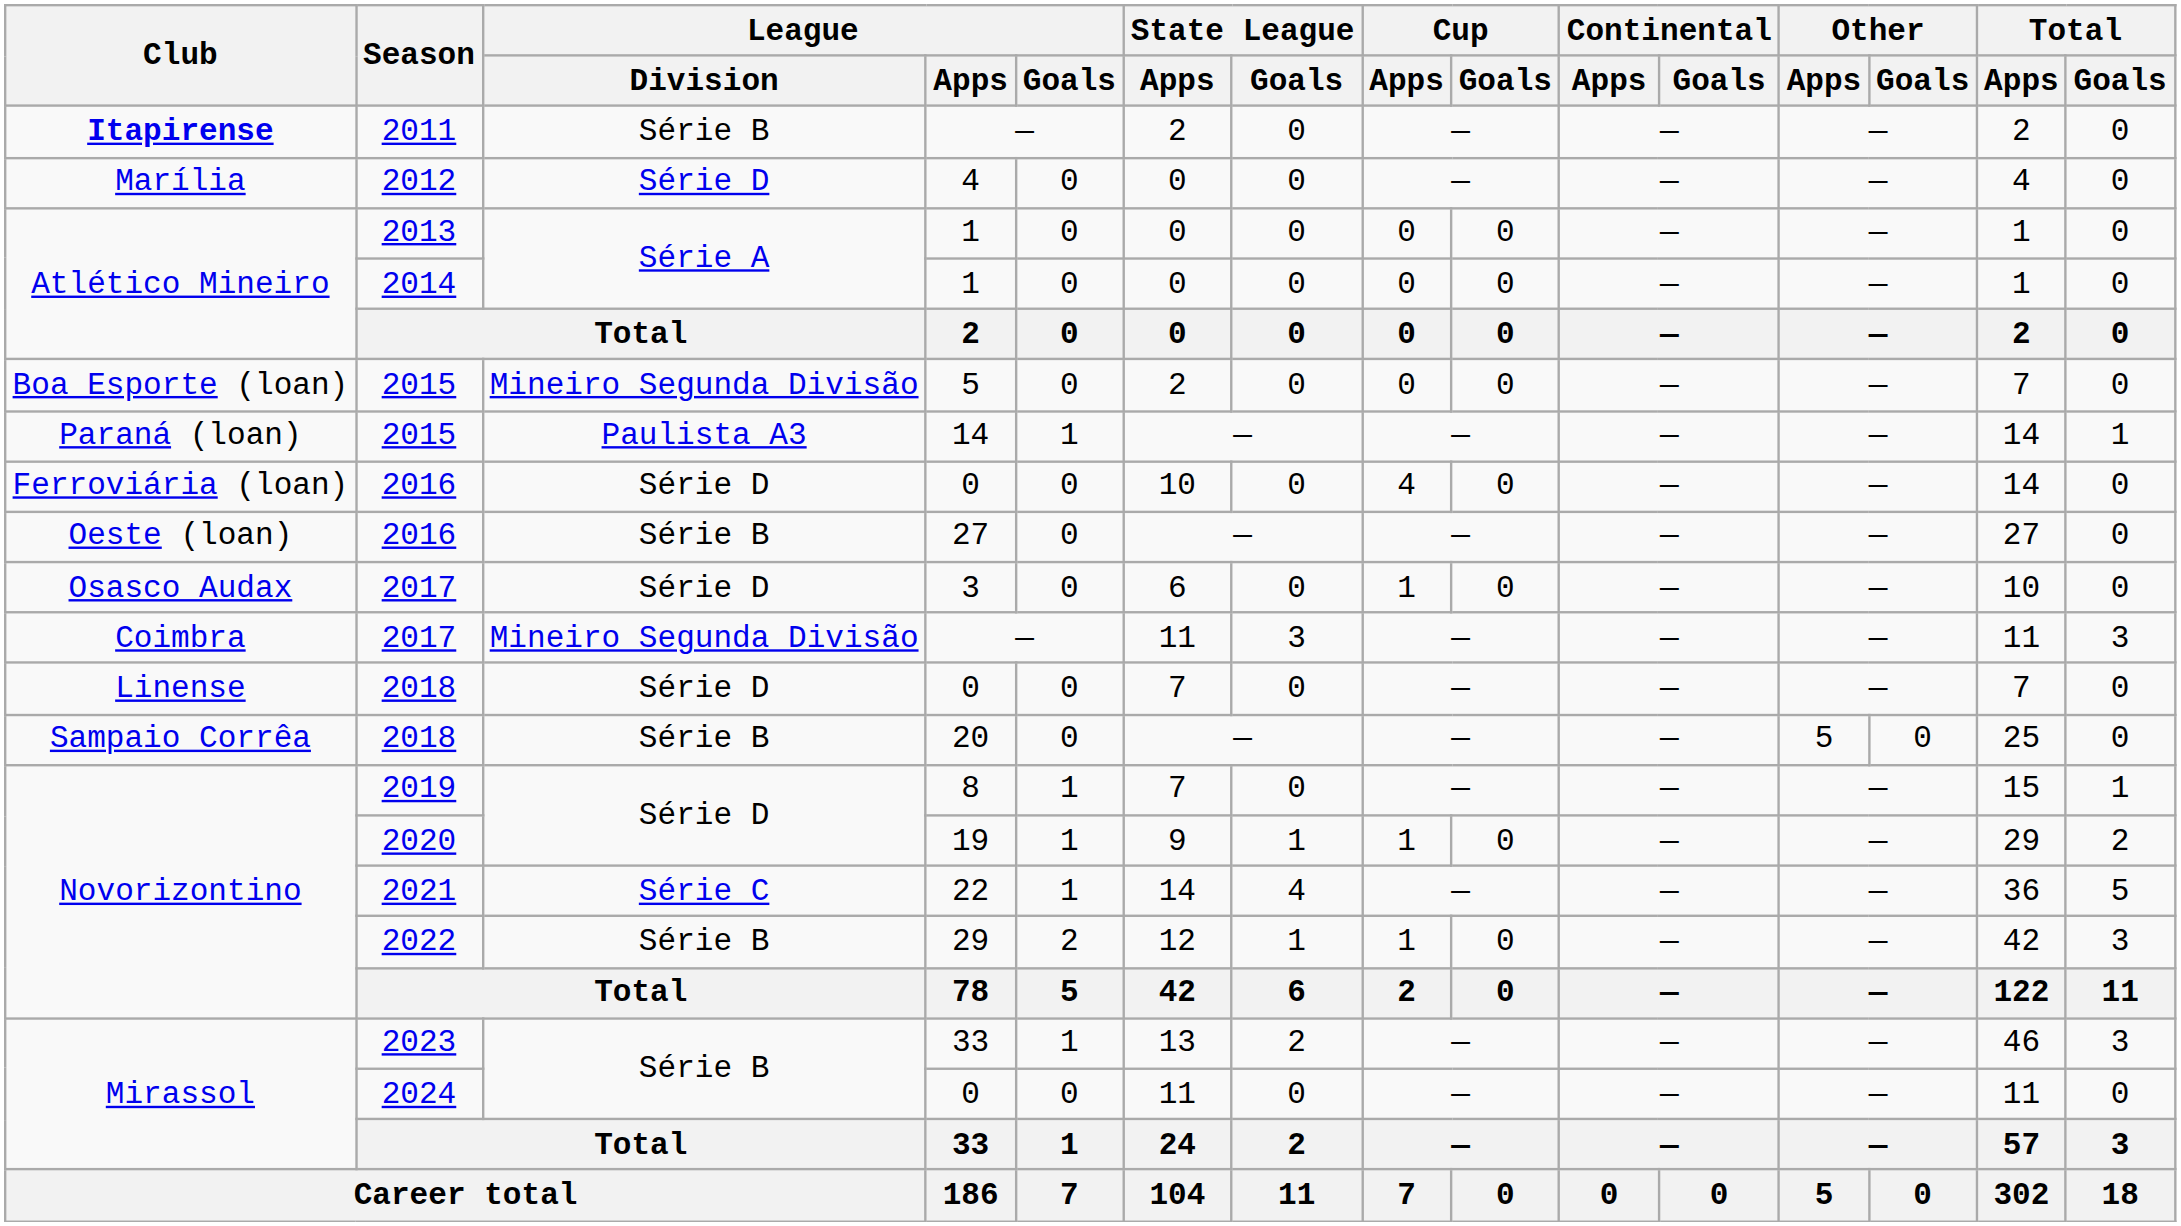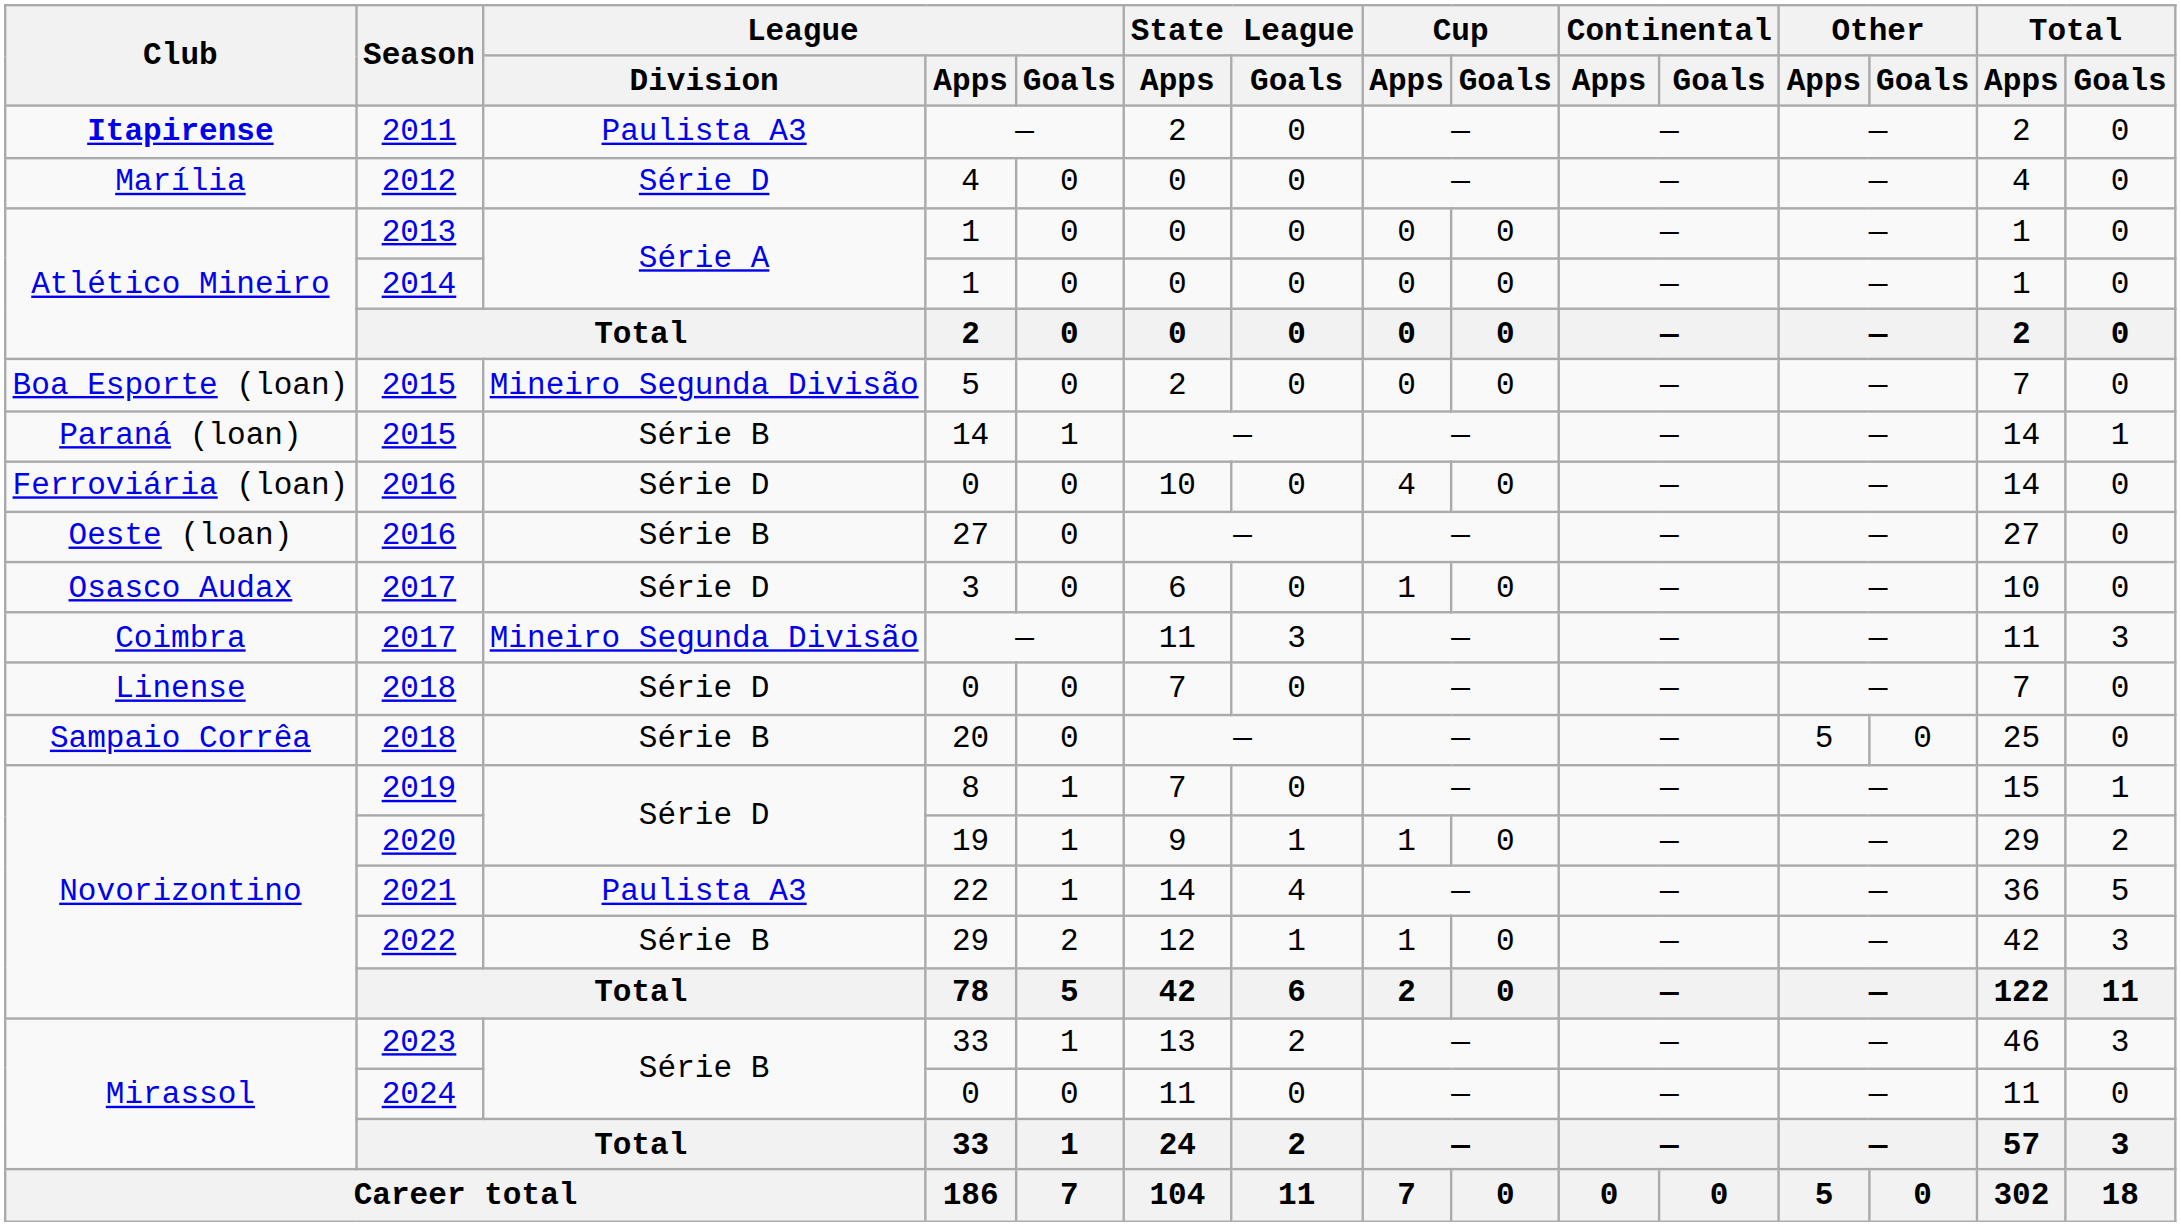(704, 132) Série B -> (704, 132) Paulista A3
(704, 436) Paulista A3 -> (704, 436) Série B
(704, 891) Série C -> (704, 891) Paulista A3
